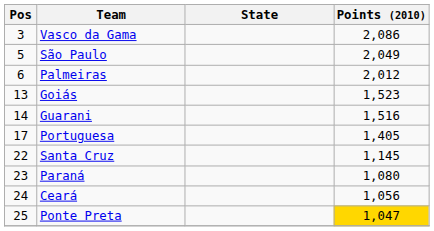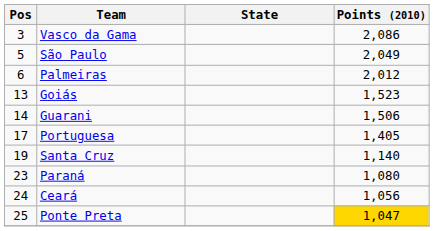(381, 115) 1,516 -> (381, 115) 1,506
(21, 155) 22 -> (21, 155) 19
(381, 155) 1,145 -> (381, 155) 1,140
